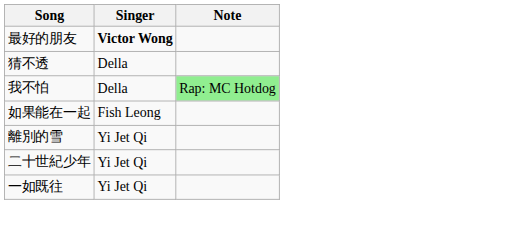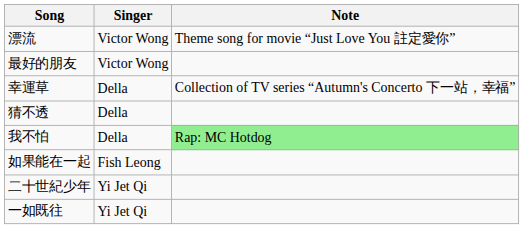+ row: (22, 38)
(135, 38) bold -> (133, 63) normal
+ row: (29, 87)
- row: (35, 137)
